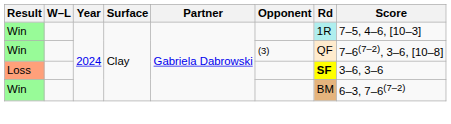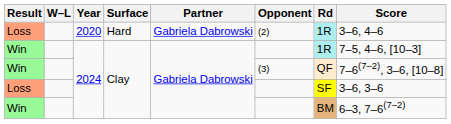+ row: (19, 31)
(324, 70) bold -> (324, 88) normal
